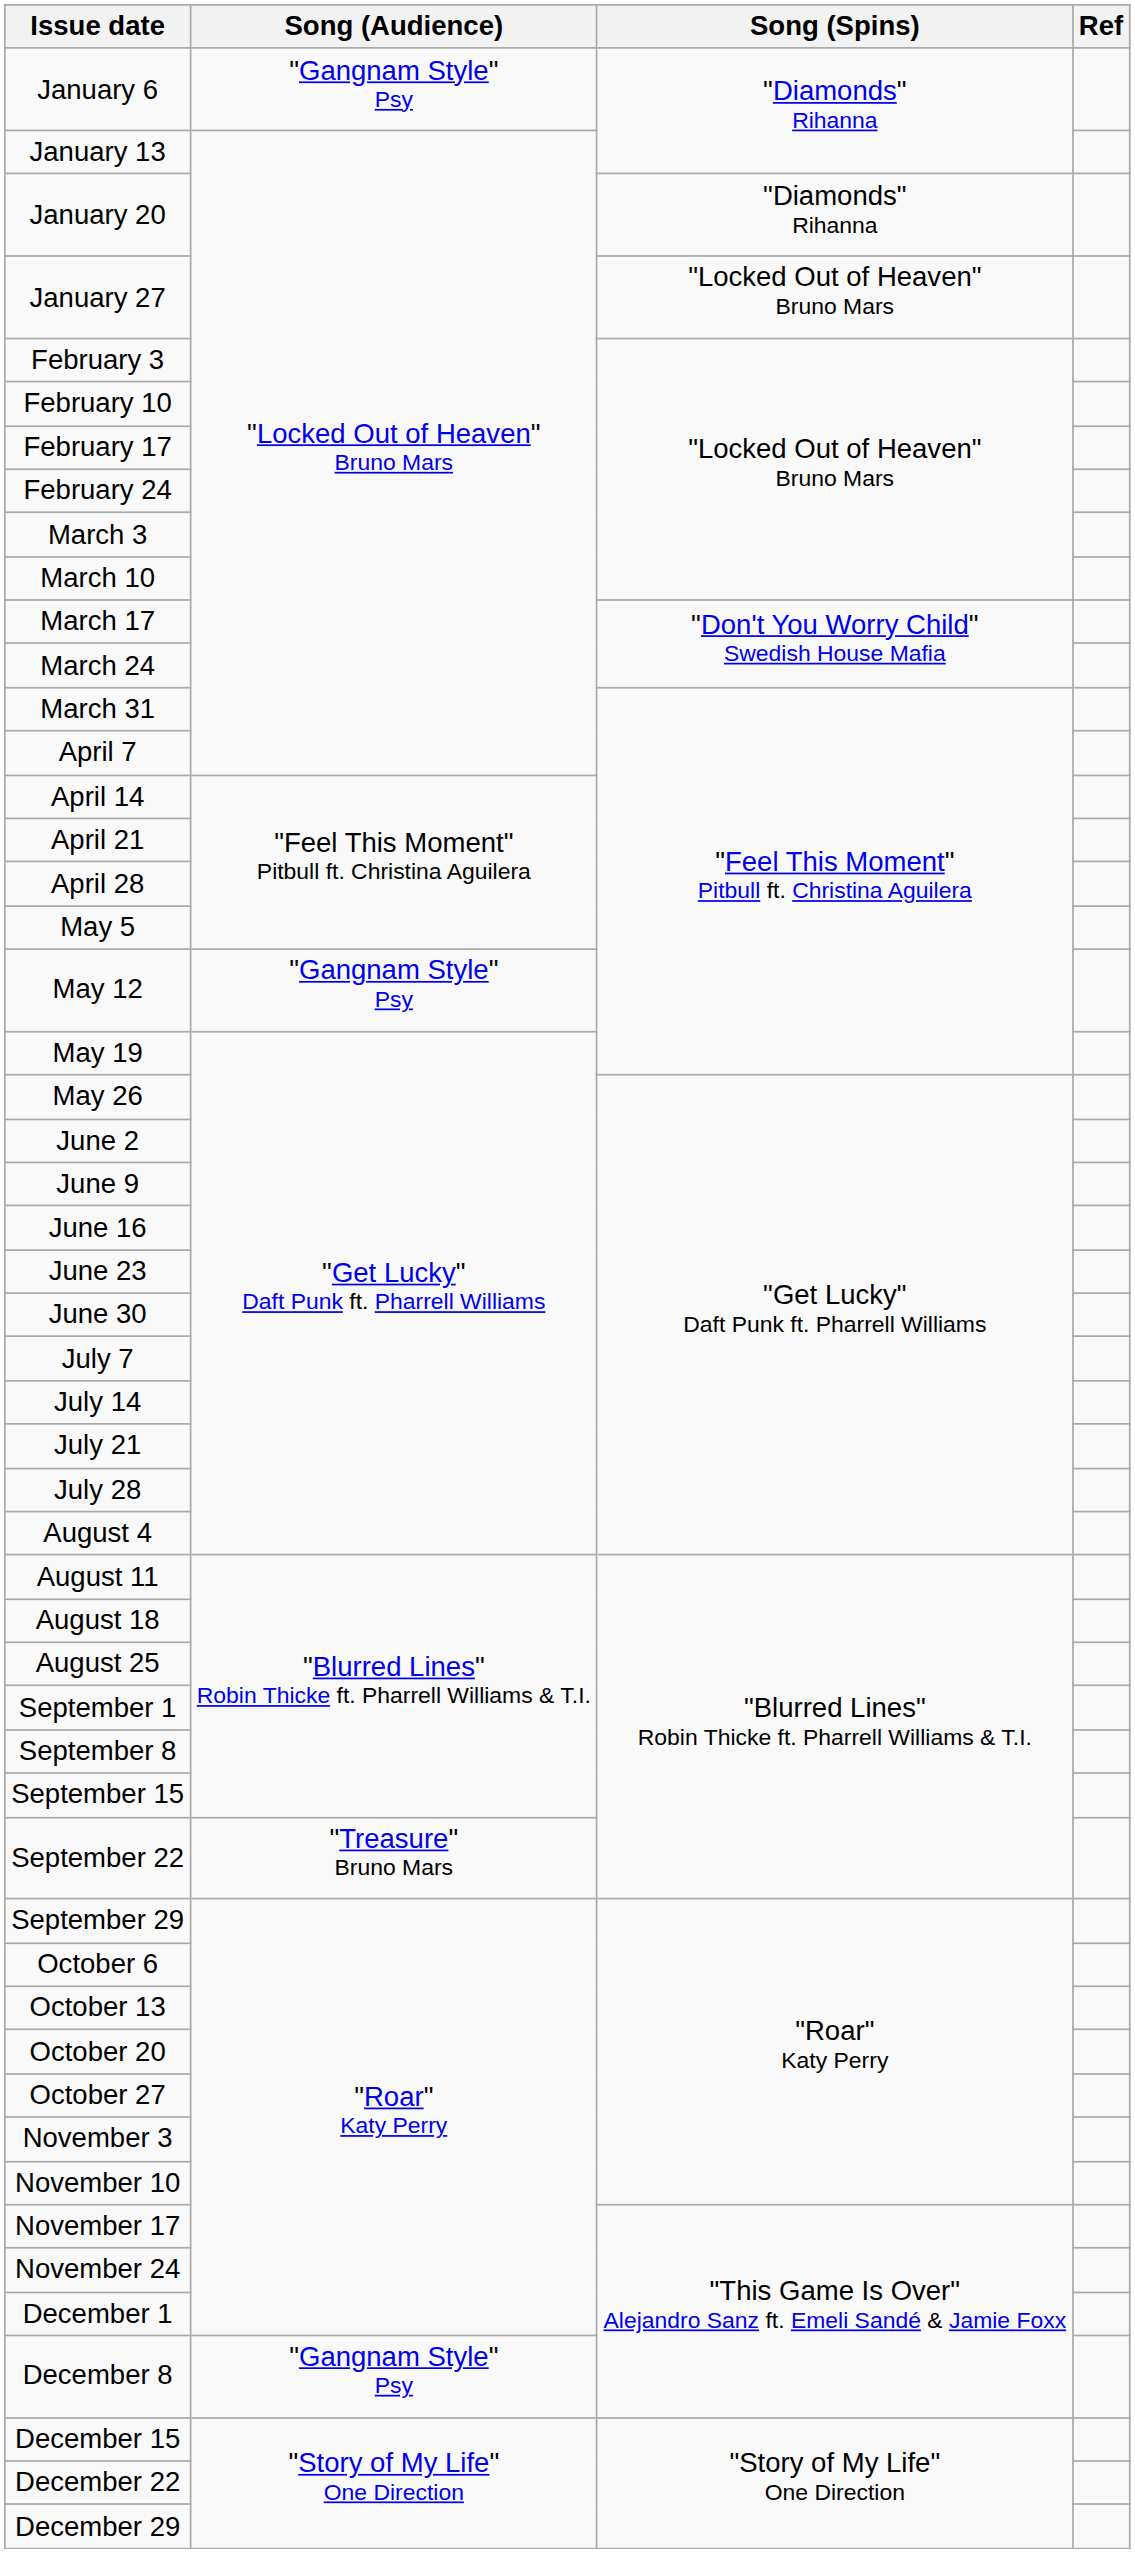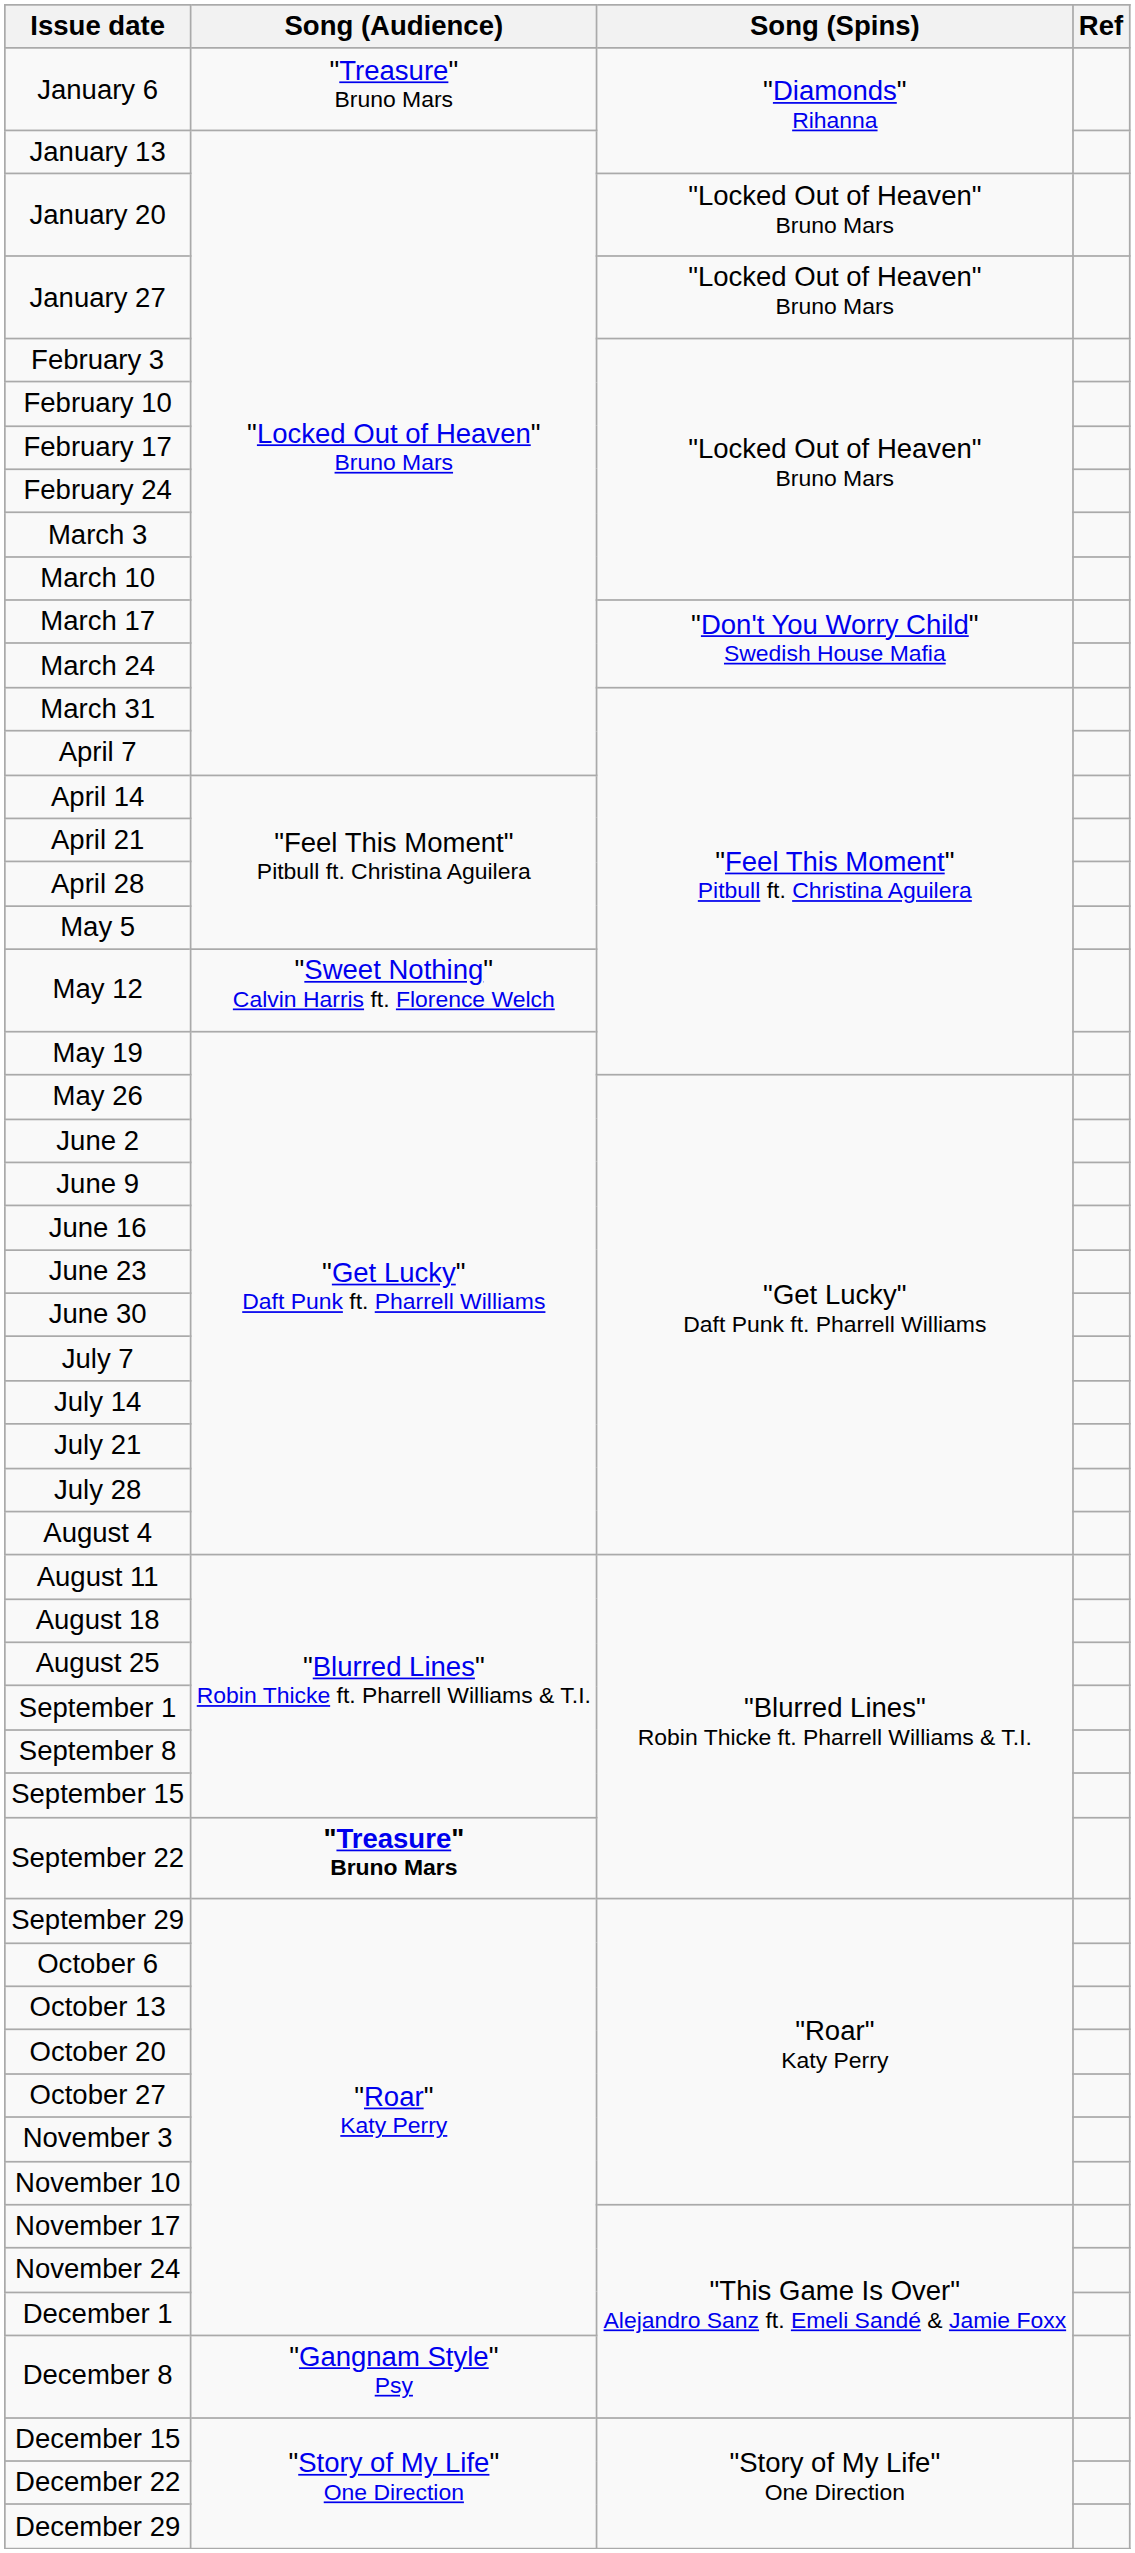(394, 83) "Gangnam Style" Psy -> (394, 83) "Treasure" Bruno Mars
(835, 209) "Diamonds" Rihanna -> (835, 209) "Locked Out of Heaven" Bruno Mars
(394, 984) "Gangnam Style" Psy -> (394, 984) "Sweet Nothing" Calvin Harris ft. Florence Welch
(394, 1852) normal -> (394, 1857) bold
